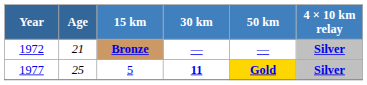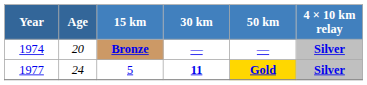(32, 49) 1972 -> (32, 49) 1974
(78, 49) 21 -> (78, 49) 20
(78, 70) 25 -> (78, 70) 24
